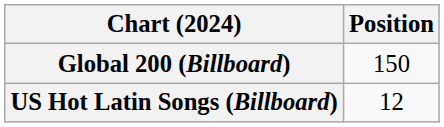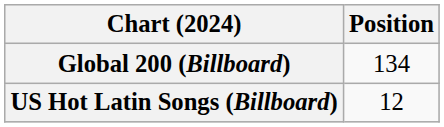(391, 63) 150 -> (391, 63) 134
